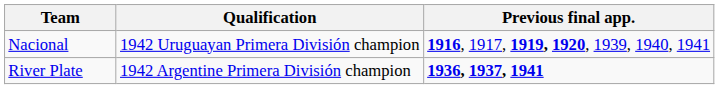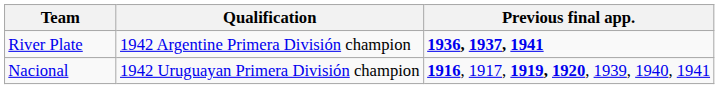rows swapped: (38, 44) <-> (46, 70)
